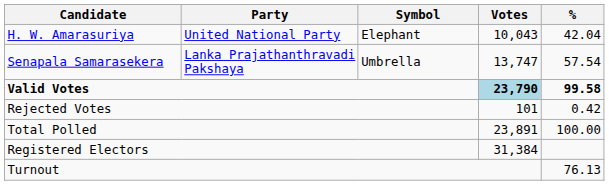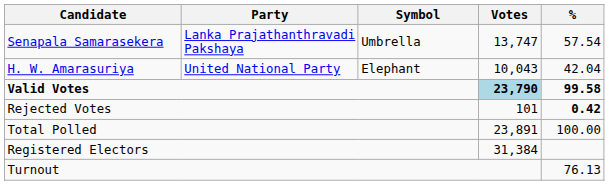rows swapped: (85, 62) <-> (71, 35)
(586, 109) normal -> (586, 109) bold
